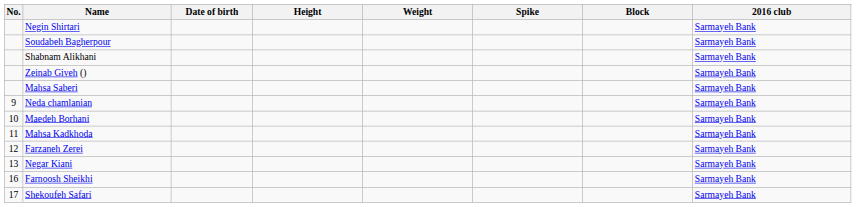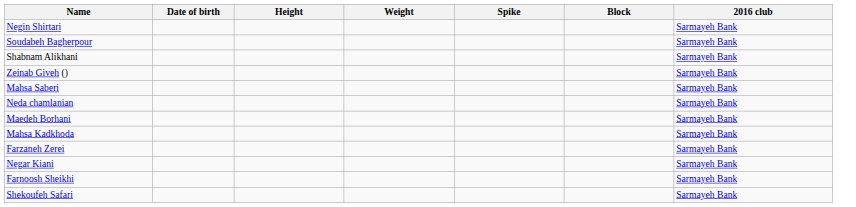- column: (14, 12)
